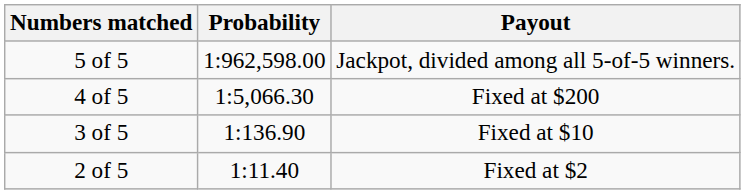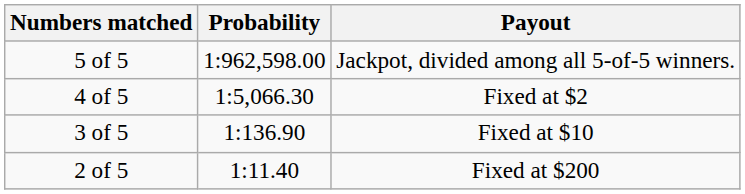(536, 96) Fixed at $200 -> (536, 96) Fixed at $2
(536, 170) Fixed at $2 -> (536, 170) Fixed at $200
